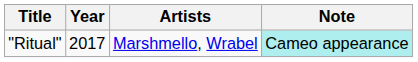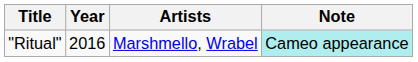(87, 43) 2017 -> (87, 43) 2016
